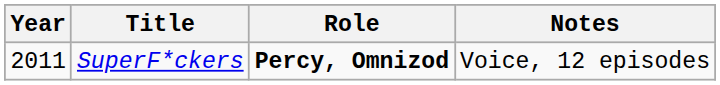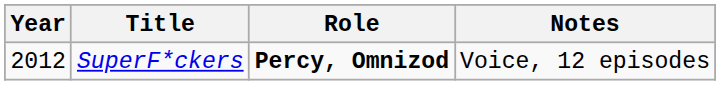(38, 61) 2011 -> (38, 61) 2012
